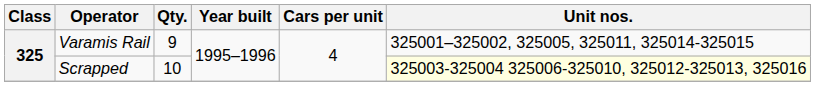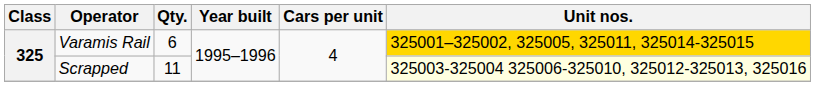(172, 42) 9 -> (172, 42) 6
(572, 42) no background -> (572, 42) gold background
(172, 68) 10 -> (172, 68) 11
